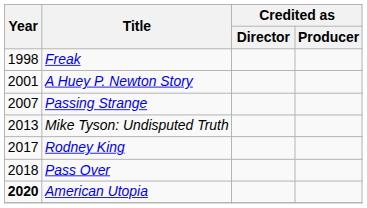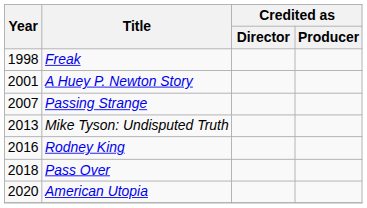(23, 147) 2017 -> (23, 147) 2016
(23, 192) bold -> (23, 192) normal
